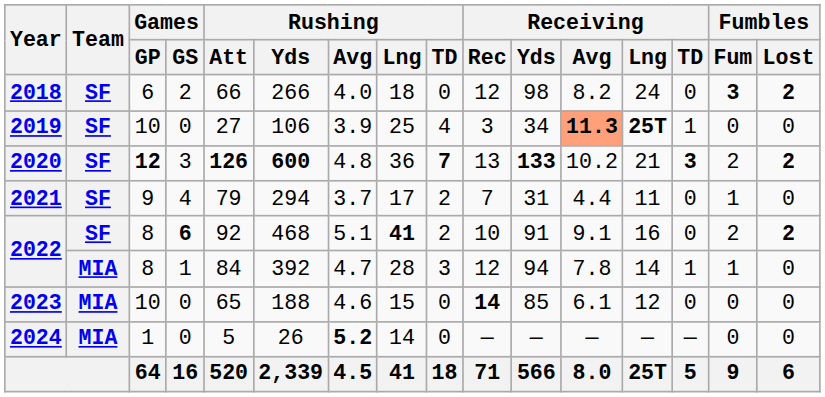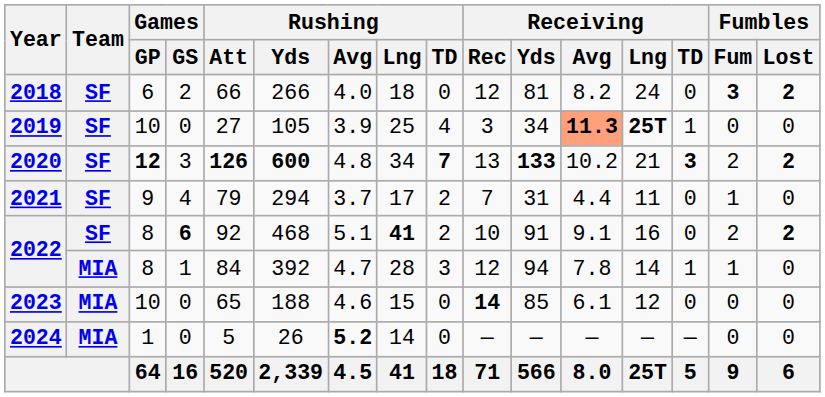(536, 93) 98 -> (536, 93) 81
(291, 128) 106 -> (291, 128) 105
(402, 163) 36 -> (402, 163) 34
